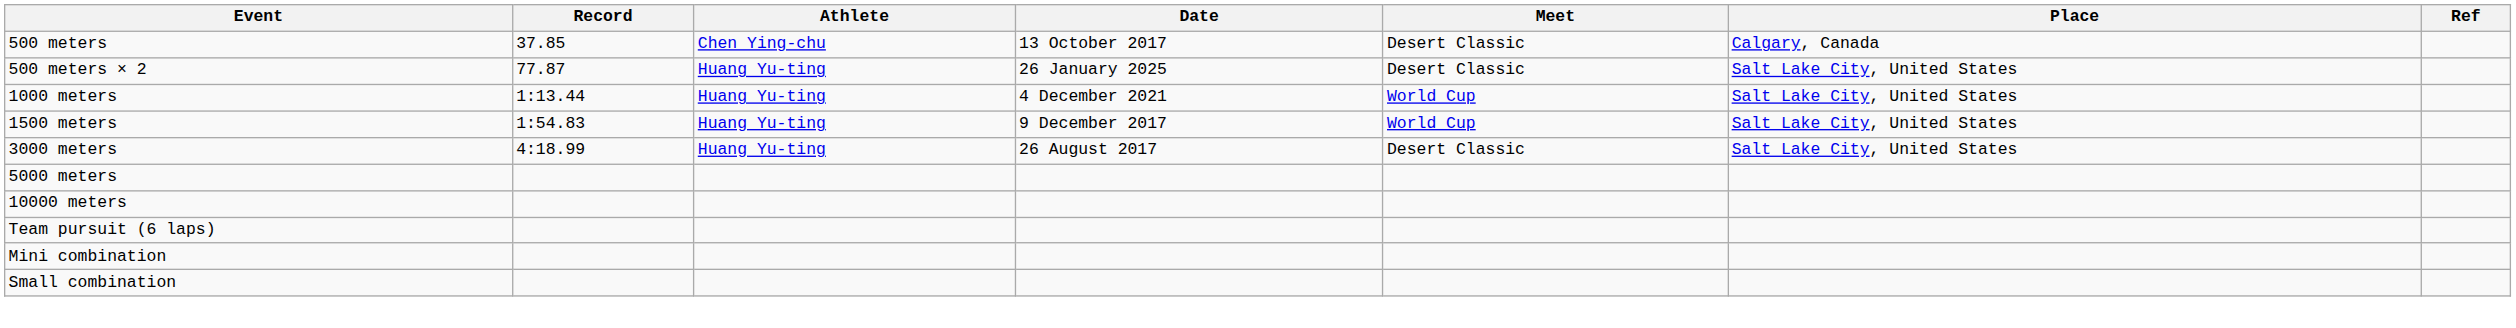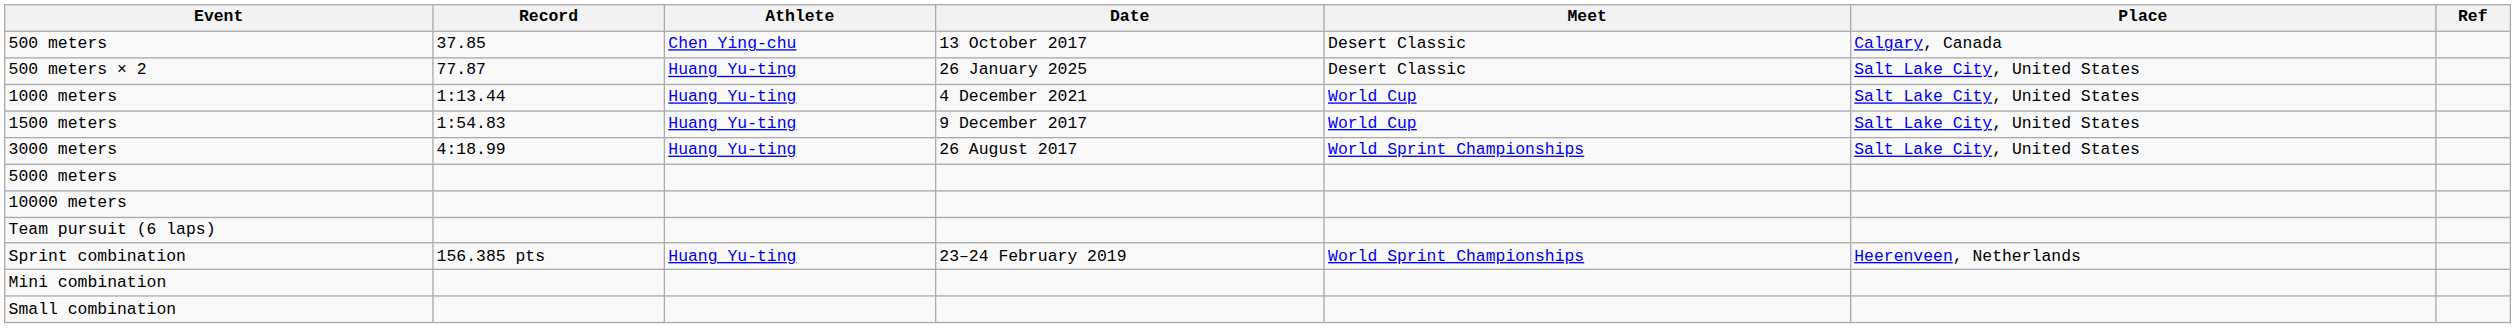(1456, 151) Desert Classic -> (1456, 151) World Sprint Championships
+ row: (97, 257)
